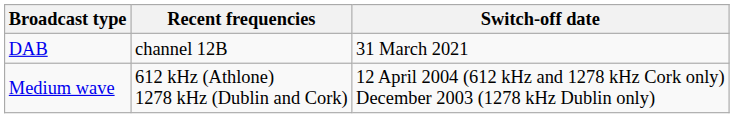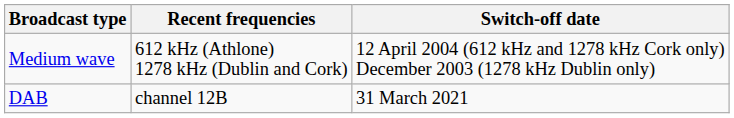rows swapped: (62, 87) <-> (28, 48)
